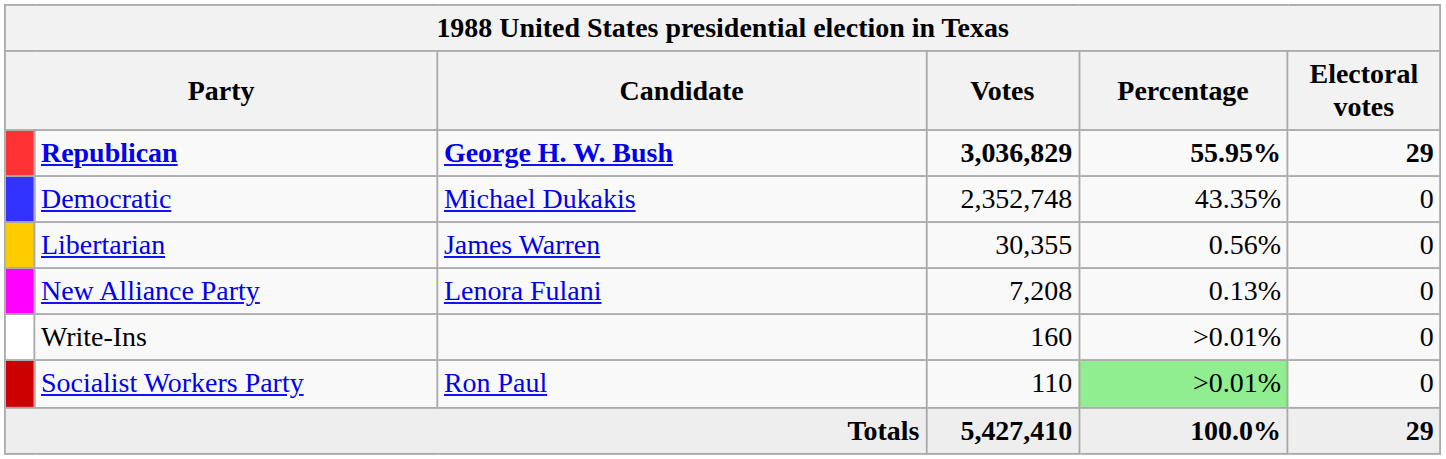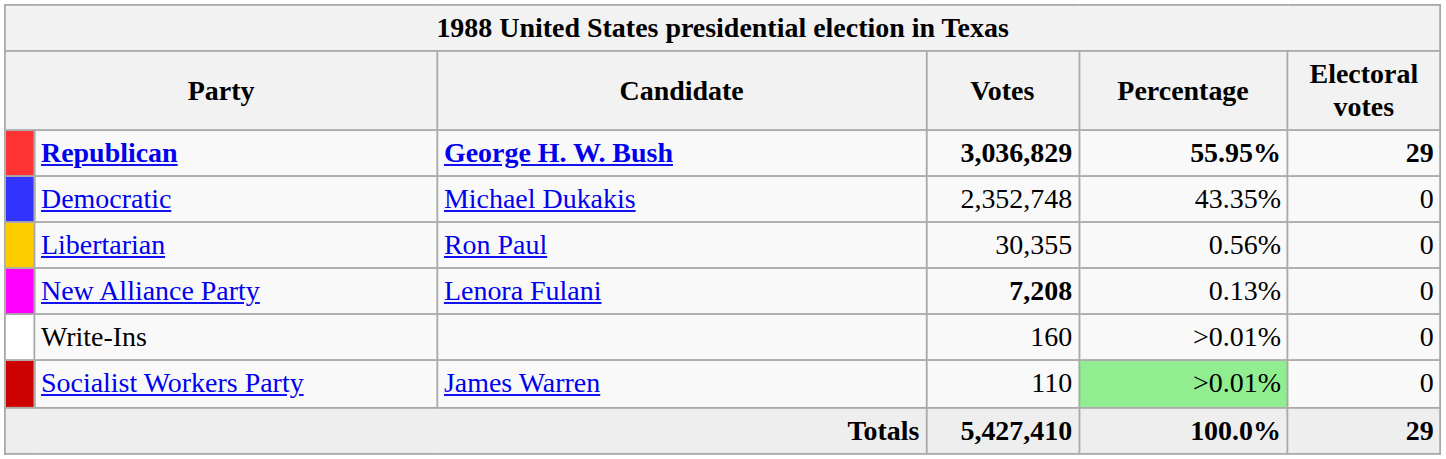(522, 245) James Warren -> (496, 245) Ron Paul
(1041, 291) normal -> (1041, 291) bold
(496, 383) Ron Paul -> (522, 383) James Warren
